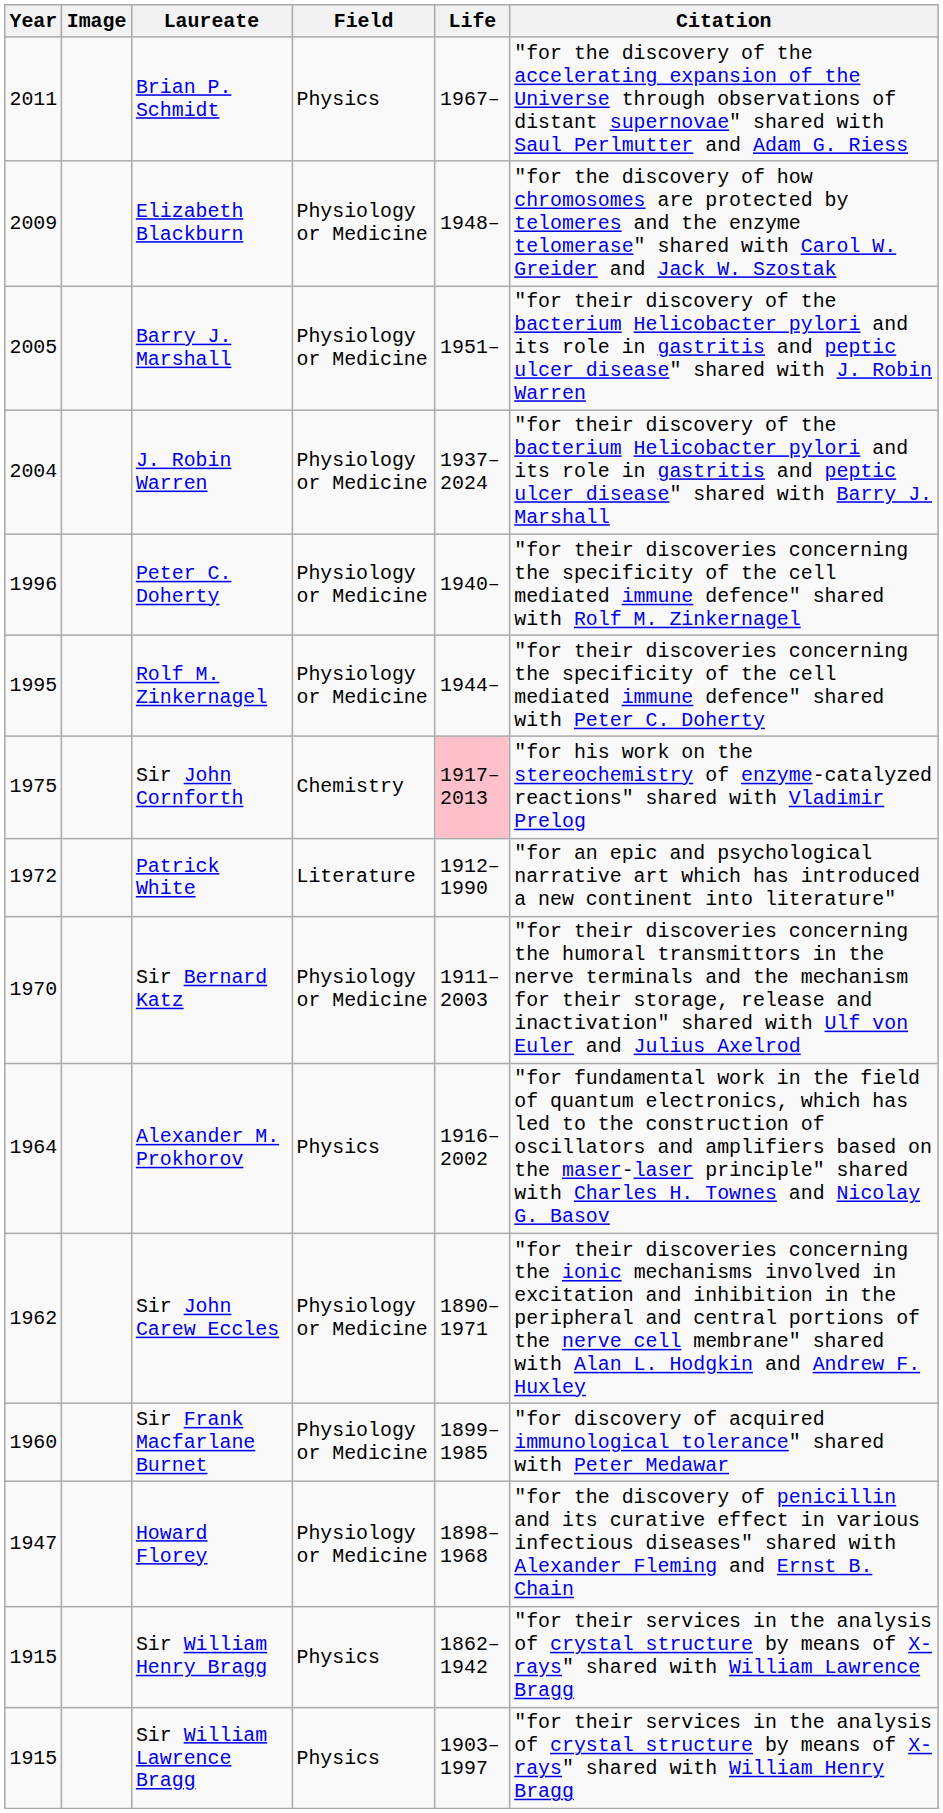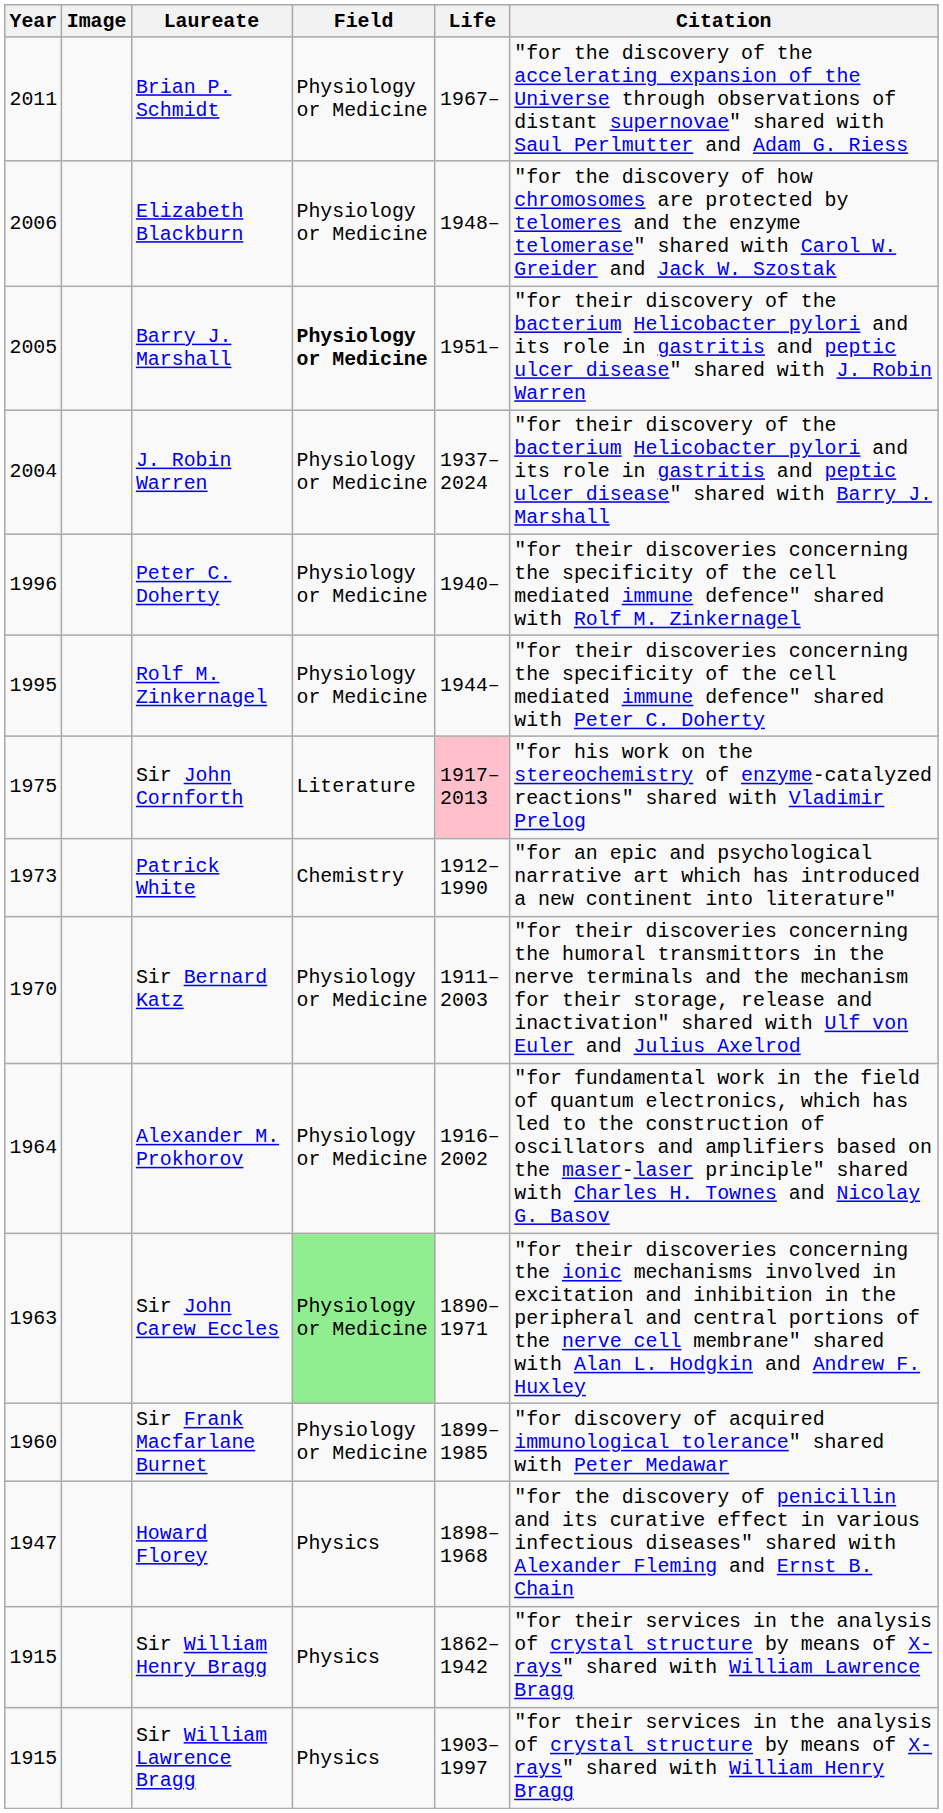(338, 99) Physics -> (362, 99) Physiology or Medicine
(33, 224) 2009 -> (33, 224) 2006
(362, 348) normal -> (362, 348) bold
(350, 787) Chemistry -> (356, 787) Literature
(33, 877) 1972 -> (33, 877) 1973
(356, 877) Literature -> (350, 877) Chemistry
(338, 1148) Physics -> (362, 1148) Physiology or Medicine
(33, 1319) 1962 -> (33, 1319) 1963
(362, 1319) no background -> (362, 1319) lightgreen background
(362, 1544) Physiology or Medicine -> (338, 1544) Physics
